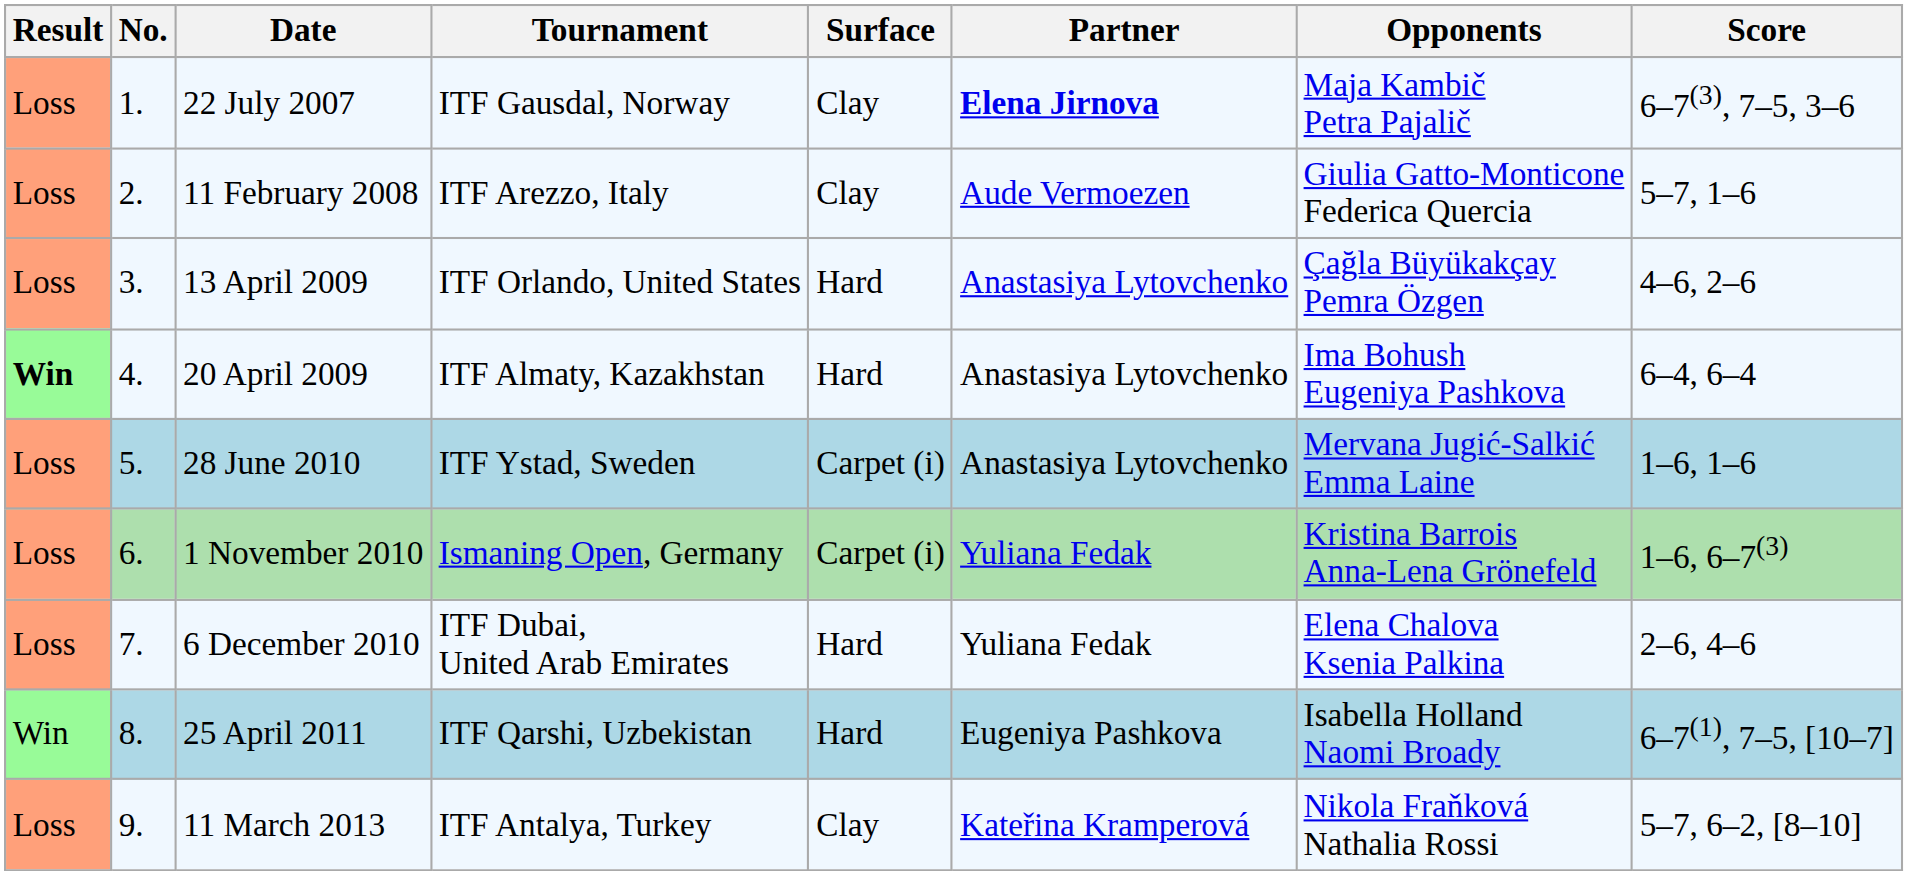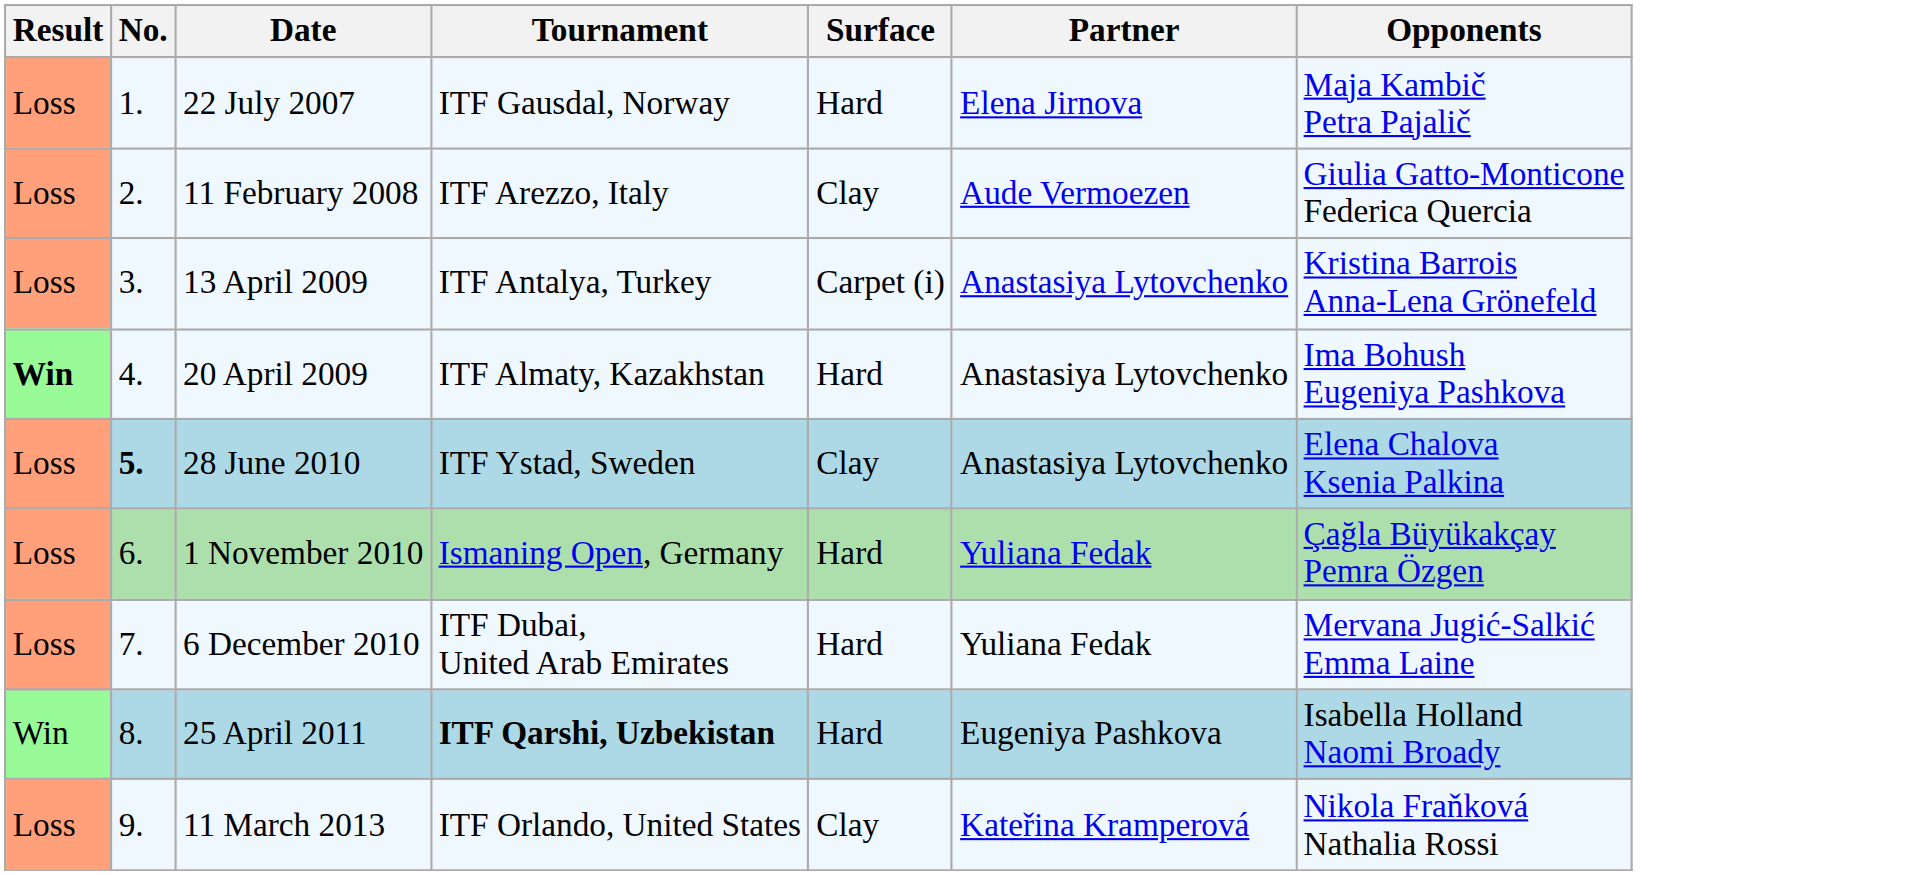- column: (1767, 30)
(848, 102) Clay -> (850, 102) Hard
(1060, 102) bold -> (1051, 102) normal
(620, 282) ITF Orlando, United States -> (575, 282) ITF Antalya, Turkey
(850, 282) Hard -> (881, 282) Carpet (i)
(1430, 282) Çağla Büyükakçay Pemra Özgen -> (1450, 282) Kristina Barrois Anna-Lena Grönefeld
(131, 463) normal -> (131, 463) bold
(881, 463) Carpet (i) -> (848, 463) Clay
(1449, 463) Mervana Jugić-Salkić Emma Laine -> (1404, 463) Elena Chalova Ksenia Palkina
(881, 553) Carpet (i) -> (850, 553) Hard
(1450, 553) Kristina Barrois Anna-Lena Grönefeld -> (1430, 553) Çağla Büyükakçay Pemra Özgen
(1404, 643) Elena Chalova Ksenia Palkina -> (1449, 643) Mervana Jugić-Salkić Emma Laine
(595, 733) normal -> (607, 733) bold
(575, 824) ITF Antalya, Turkey -> (620, 824) ITF Orlando, United States
